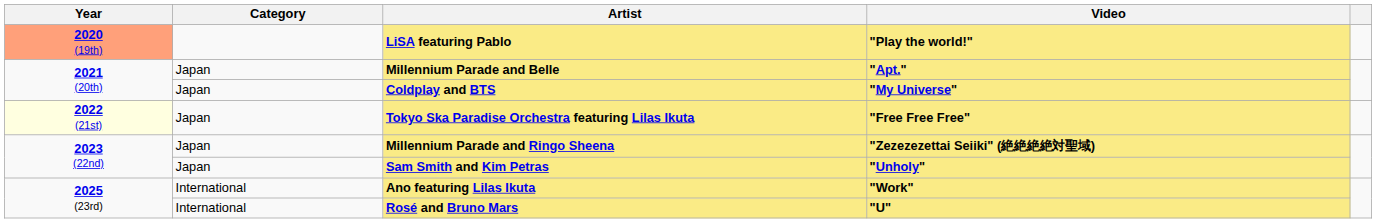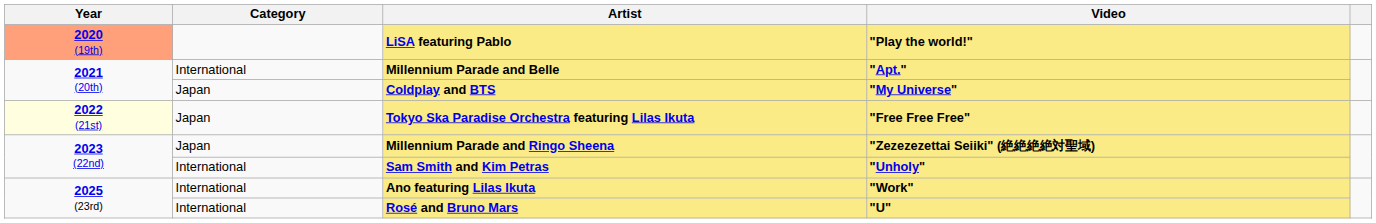(193, 69) Japan -> (211, 69) International
(193, 167) Japan -> (211, 167) International
